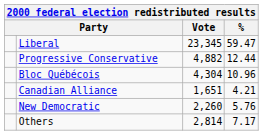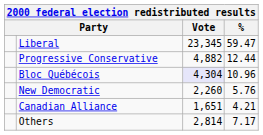(208, 75) no background -> (208, 75) lavender background
rows swapped: (59, 106) <-> (68, 91)
